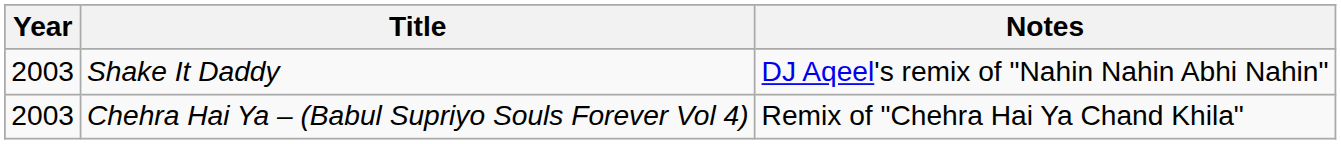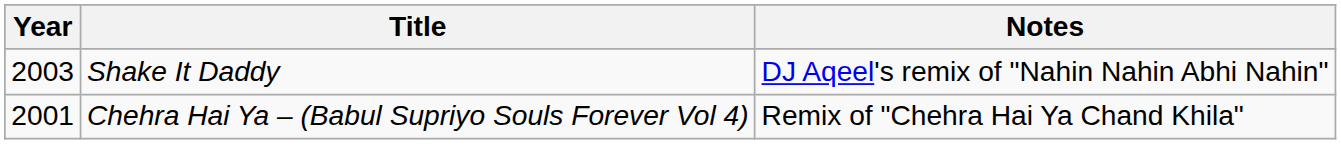(43, 116) 2003 -> (43, 116) 2001
